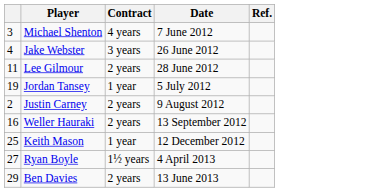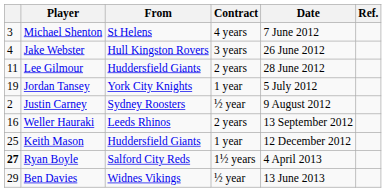+ column: (158, 13)
(124, 104) 2 years -> (230, 104) ½ year
(13, 159) normal -> (13, 159) bold
(124, 178) 2 years -> (230, 178) ½ year
